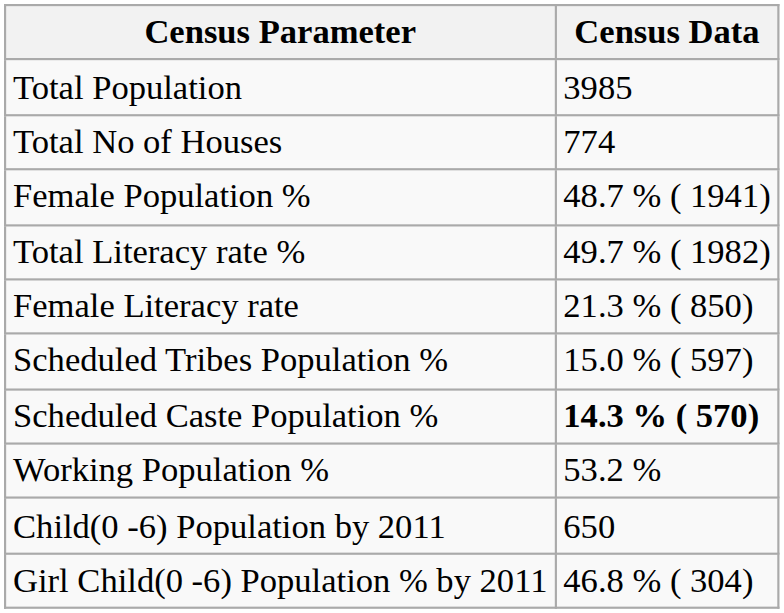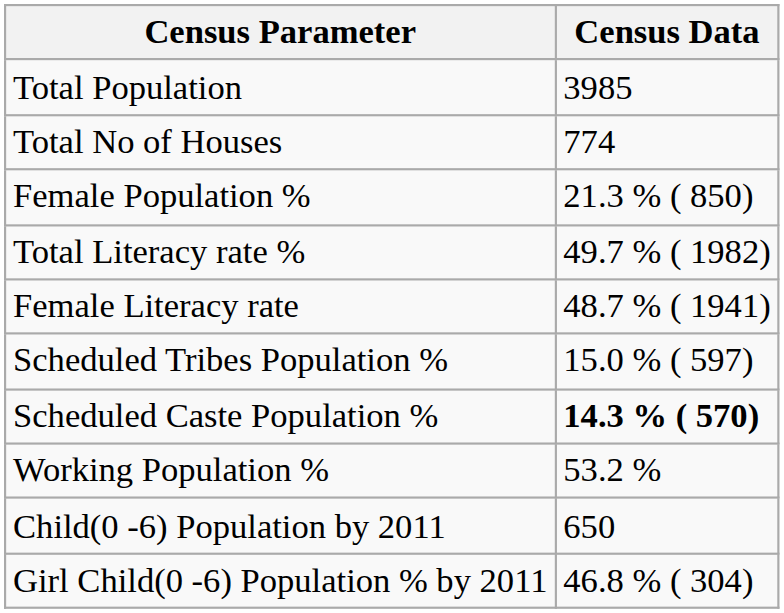(667, 196) 48.7 % ( 1941) -> (658, 196) 21.3 % ( 850)
(658, 305) 21.3 % ( 850) -> (667, 305) 48.7 % ( 1941)
